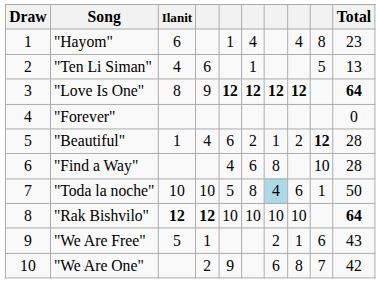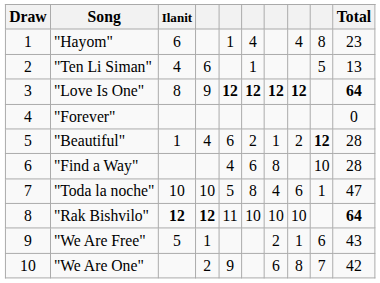(276, 191) lightblue background -> (276, 191) no background
(354, 191) 50 -> (354, 191) 47
(230, 215) 10 -> (230, 215) 11
